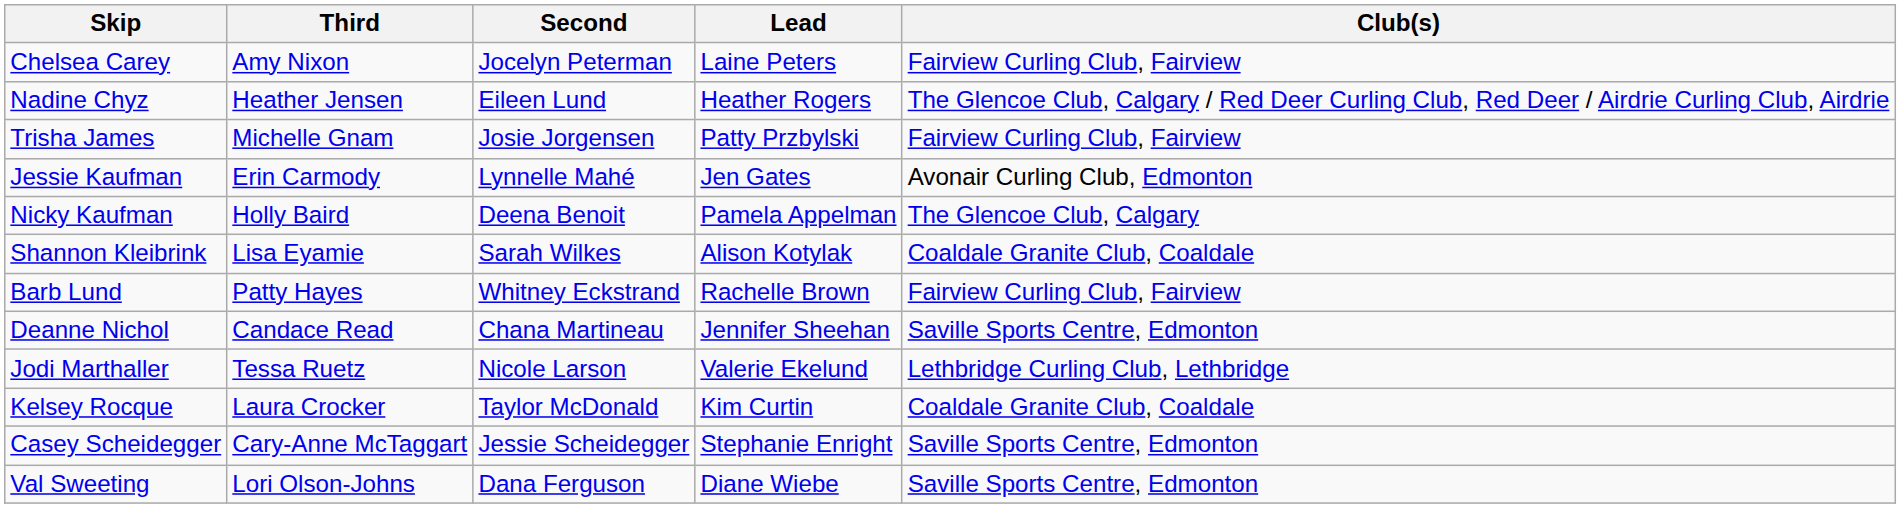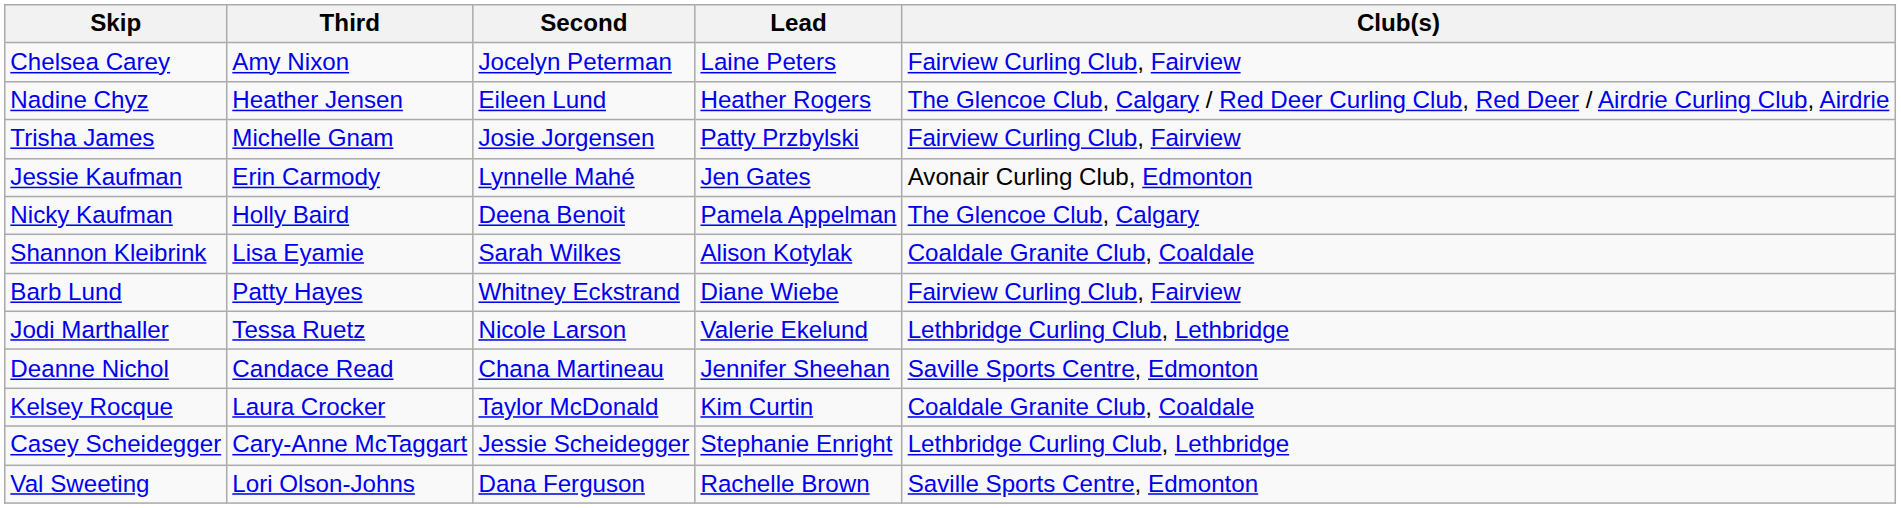(785, 291) Rachelle Brown -> (770, 291) Diane Wiebe
rows swapped: (90, 368) <-> (90, 330)
(1083, 445) Saville Sports Centre, Edmonton -> (1098, 445) Lethbridge Curling Club, Lethbridge
(770, 483) Diane Wiebe -> (785, 483) Rachelle Brown
